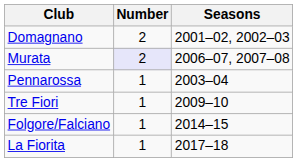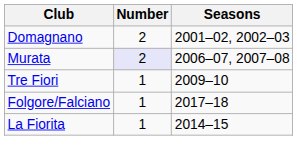- row: (44, 80)
(202, 124) 2014–15 -> (202, 102) 2017–18
(202, 146) 2017–18 -> (202, 124) 2014–15
